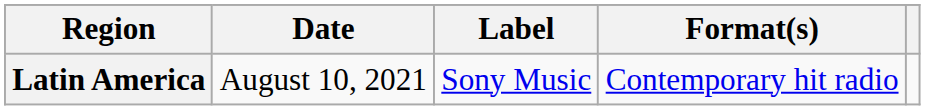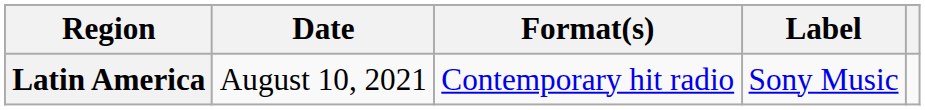columns swapped: (752, 29) <-> (516, 29)
